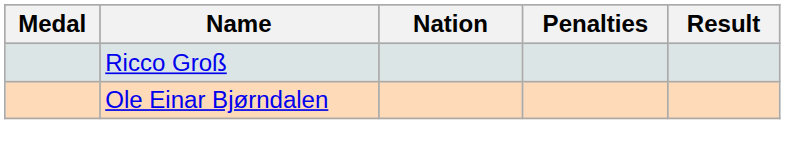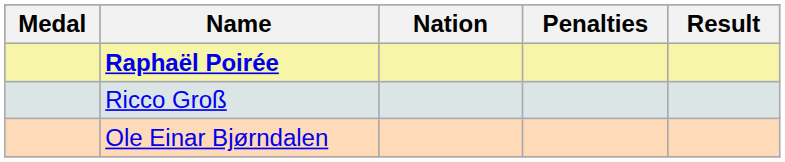+ row: (192, 62)
